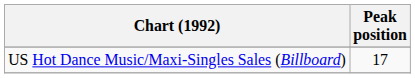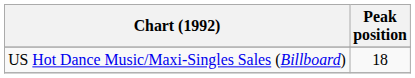(380, 60) 17 -> (380, 60) 18
